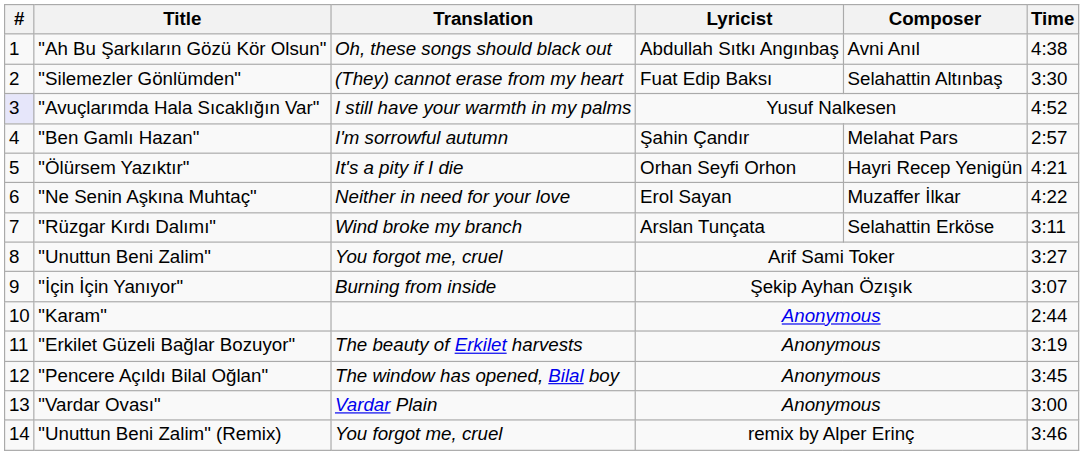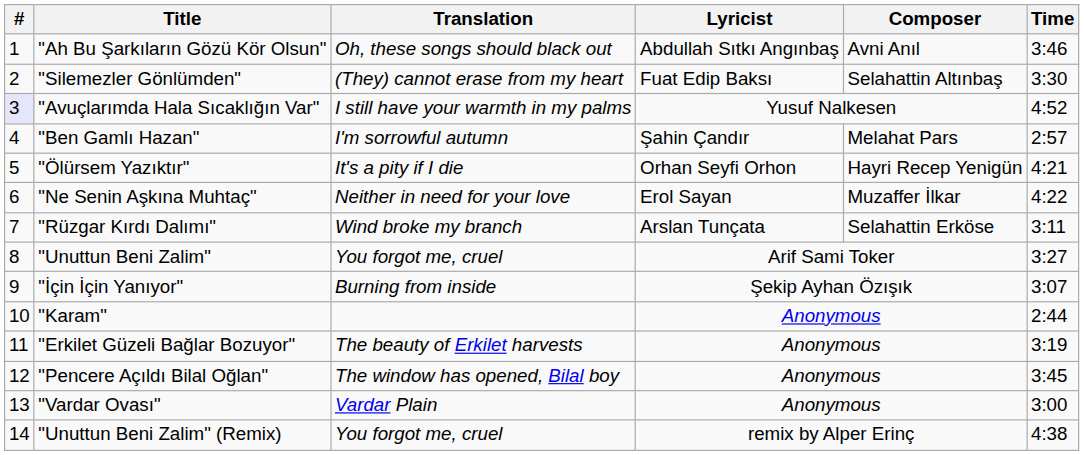(1049, 49) 4:38 -> (1049, 49) 3:46
(1049, 434) 3:46 -> (1049, 434) 4:38
